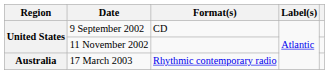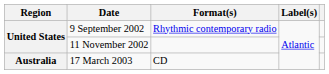(160, 28) CD -> (215, 28) Rhythmic contemporary radio
(215, 61) Rhythmic contemporary radio -> (160, 61) CD
